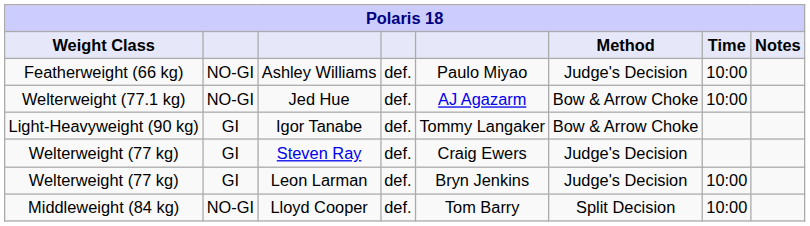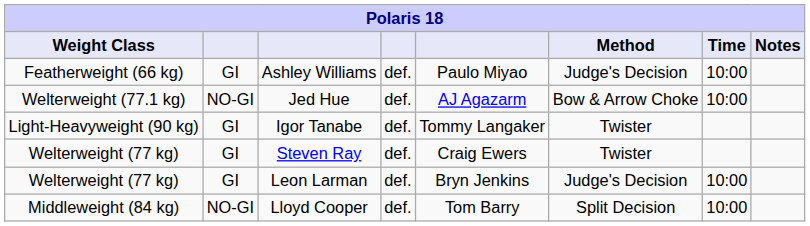(230, 72) NO-GI -> (230, 72) GI
(626, 126) Bow & Arrow Choke -> (626, 126) Twister
(626, 153) Judge's Decision -> (626, 153) Twister
